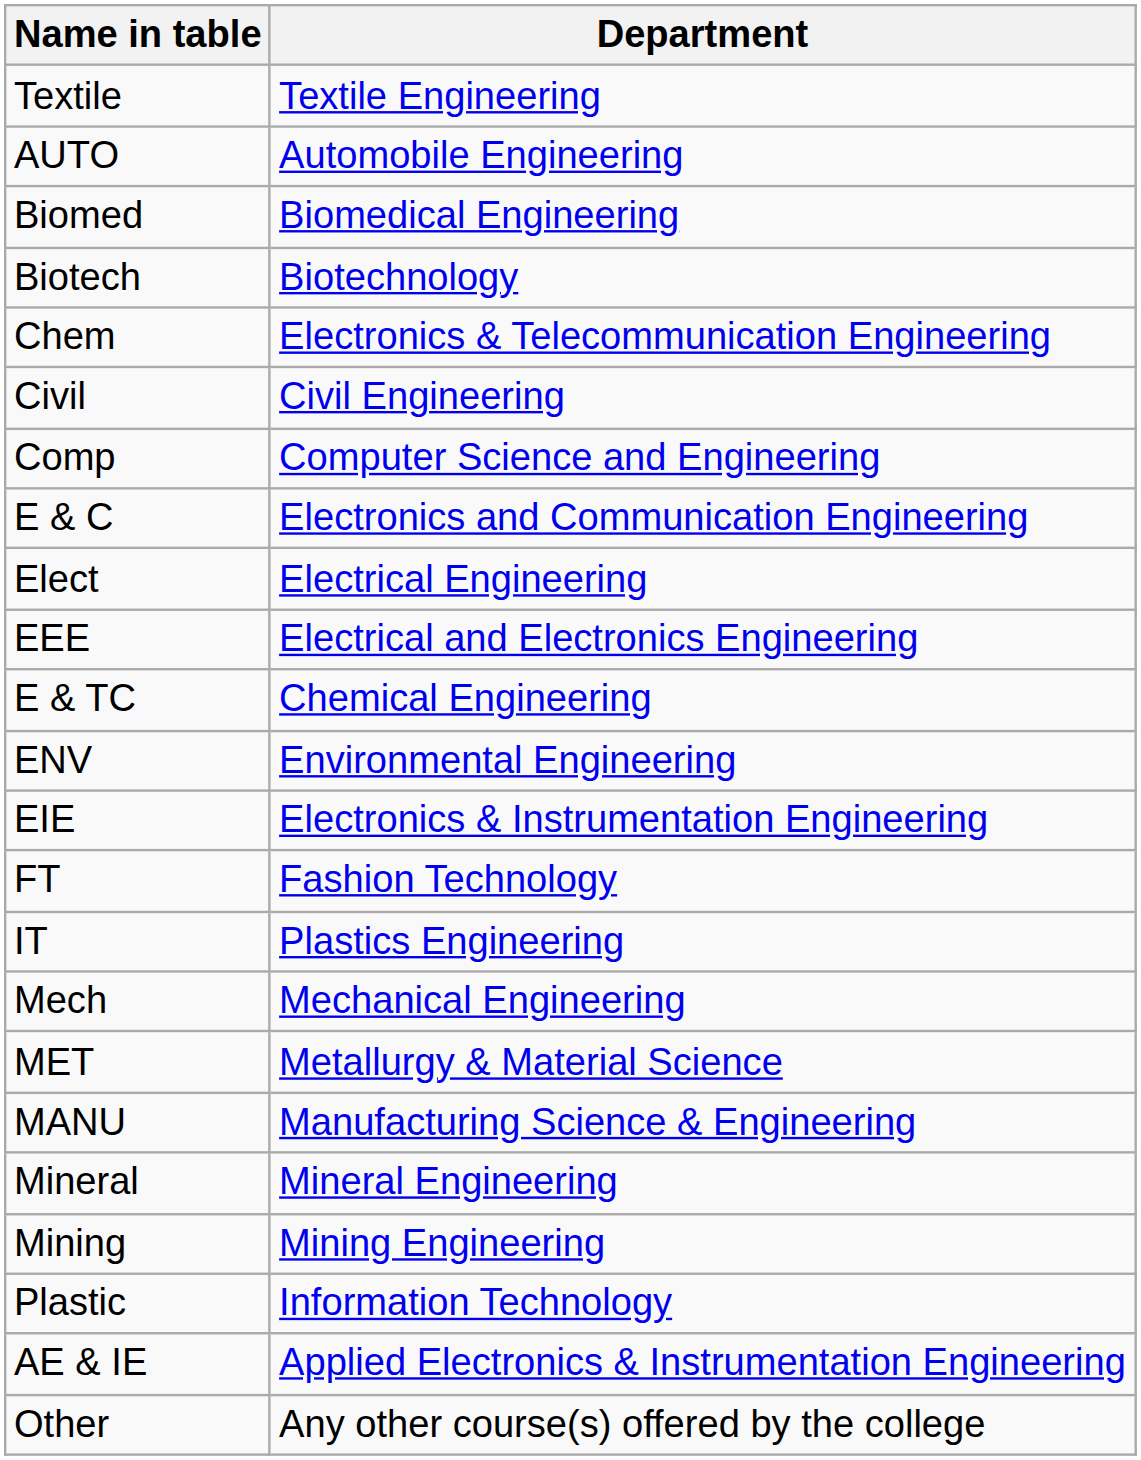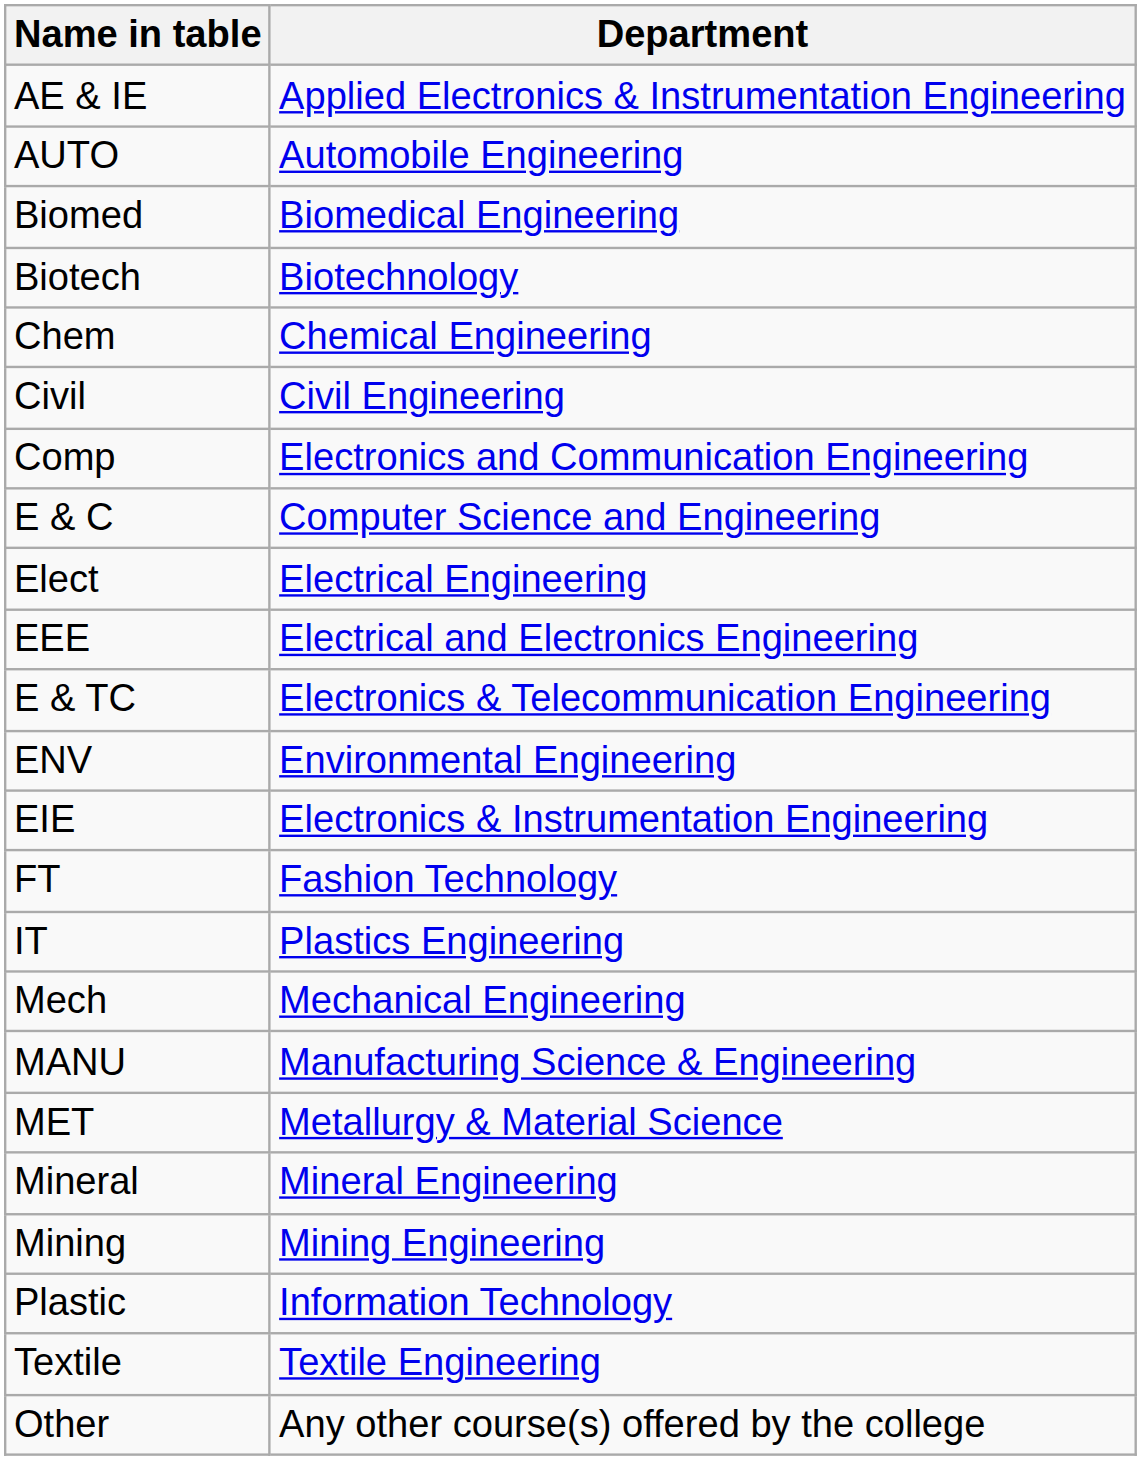rows swapped: (81, 1363) <-> (68, 95)
(665, 336) Electronics & Telecommunication Engineering -> (465, 336) Chemical Engineering
(580, 457) Computer Science and Engineering -> (654, 457) Electronics and Communication Engineering
(654, 517) Electronics and Communication Engineering -> (580, 517) Computer Science and Engineering
(465, 699) Chemical Engineering -> (665, 699) Electronics & Telecommunication Engineering
rows swapped: (70, 1121) <-> (54, 1061)
